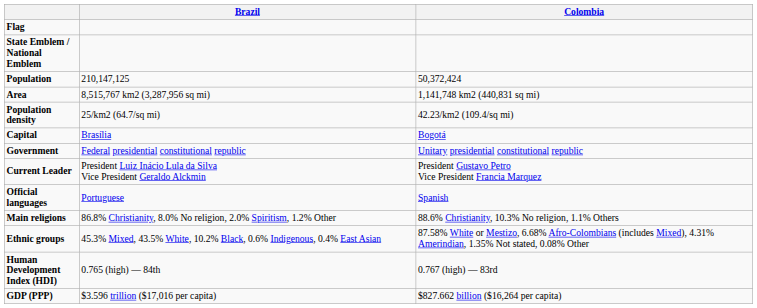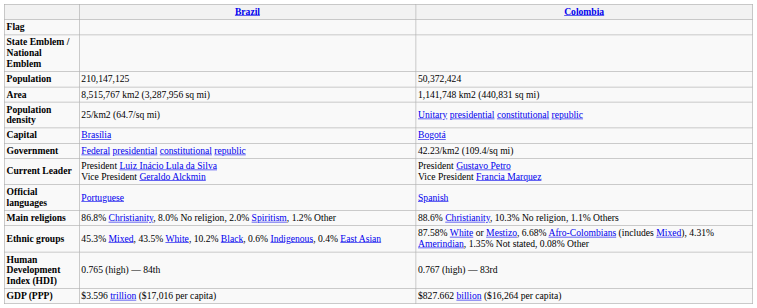(466, 115) 42.23/km2 (109.4/sq mi) -> (501, 115) Unitary presidential constitutional republic
(501, 151) Unitary presidential constitutional republic -> (466, 151) 42.23/km2 (109.4/sq mi)
